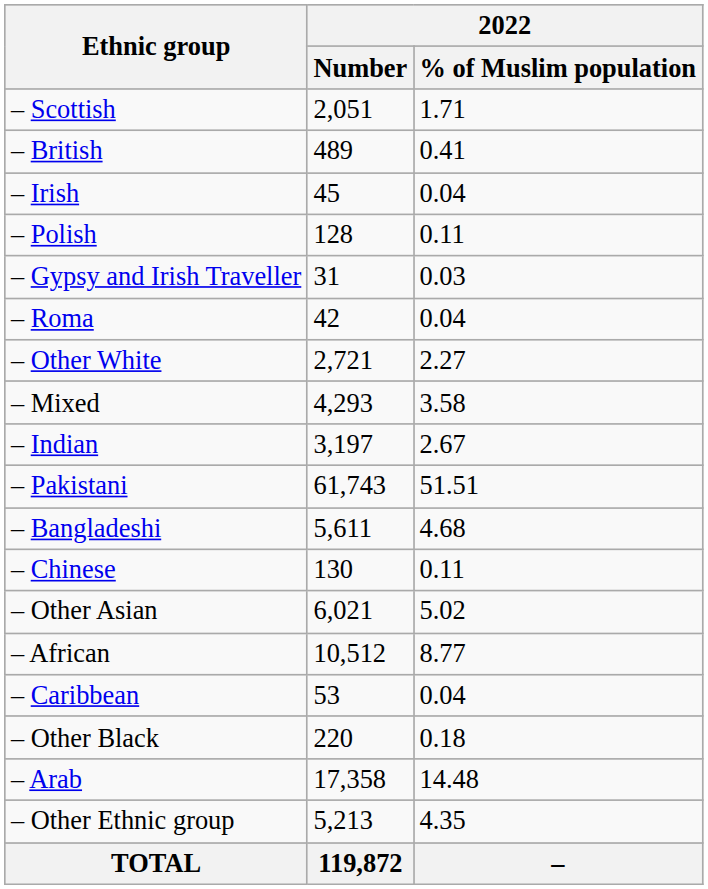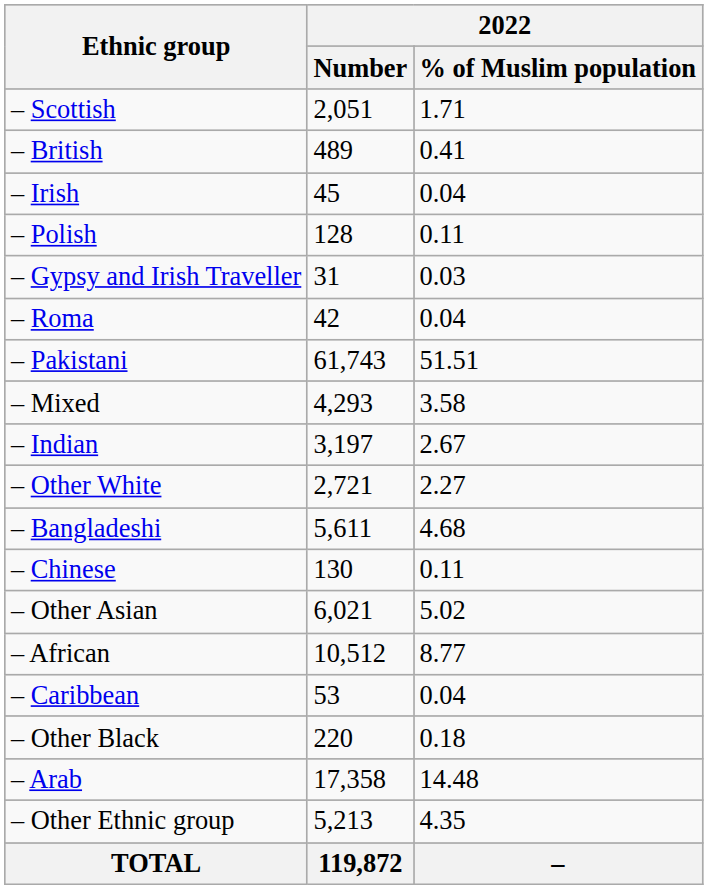rows swapped: (86, 360) <-> (69, 485)
